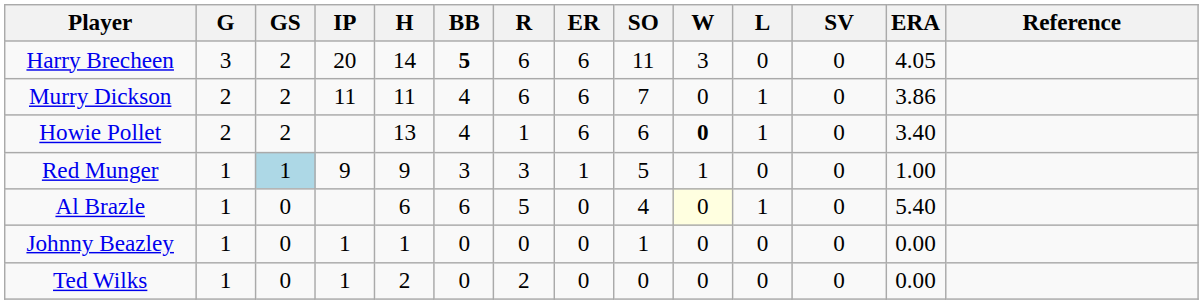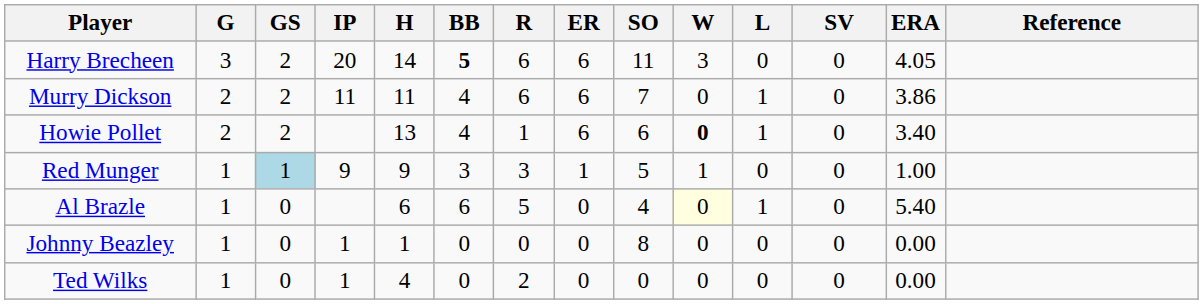(643, 243) 1 -> (643, 243) 8
(405, 280) 2 -> (405, 280) 4
